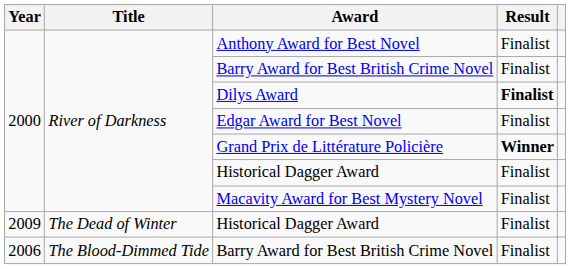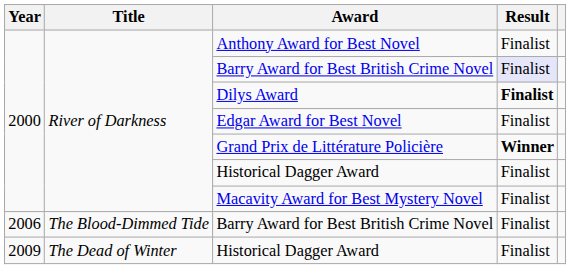(525, 69) no background -> (525, 69) lavender background
rows swapped: (25, 250) <-> (25, 224)
